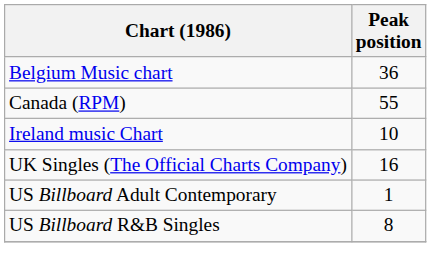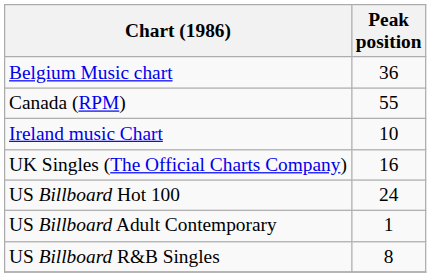+ row: (94, 195)
